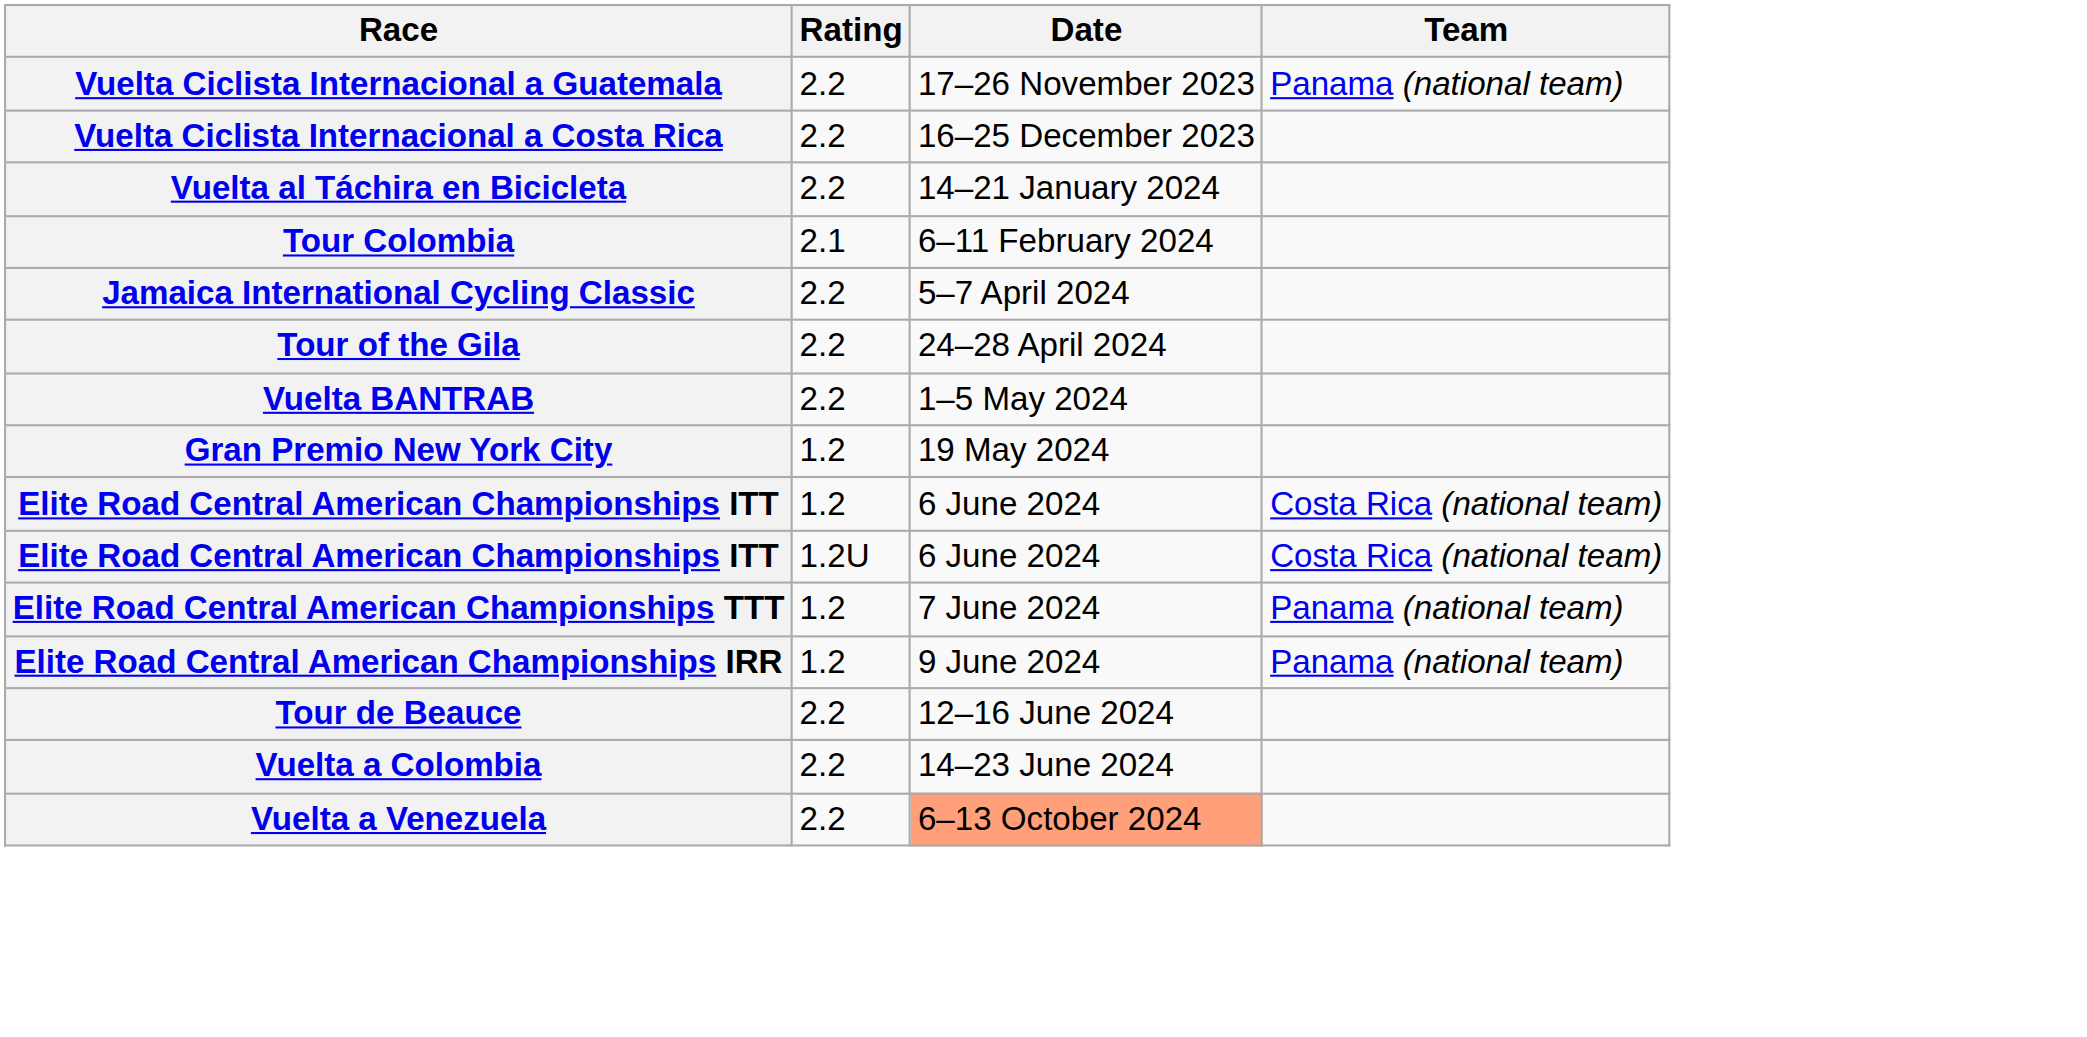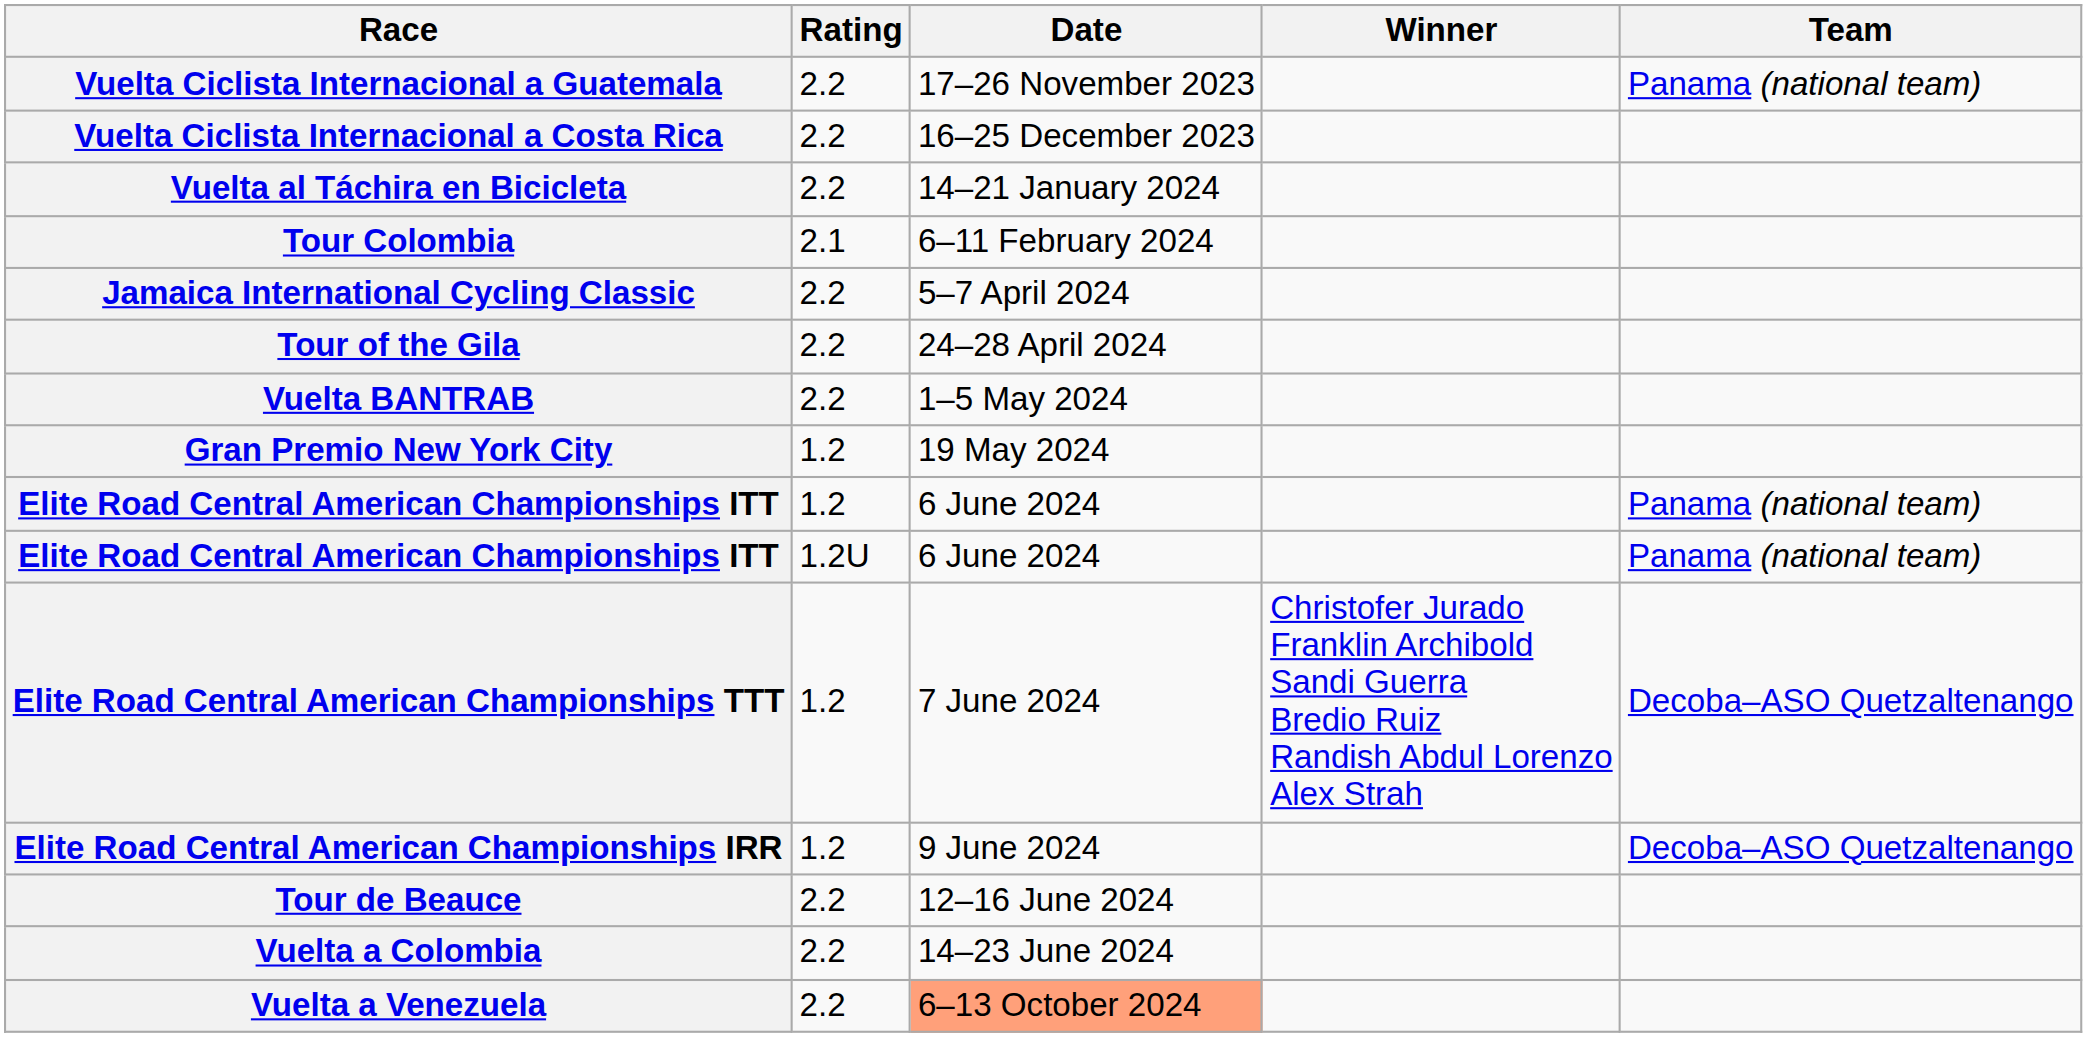+ column: (1441, 30)
(1466, 503) Costa Rica (national team) -> (1805, 503) Panama (national team)
(1466, 556) Costa Rica (national team) -> (1805, 556) Panama (national team)
(1447, 608) Panama (national team) -> (1851, 701) Decoba–ASO Quetzaltenango
(1447, 661) Panama (national team) -> (1851, 847) Decoba–ASO Quetzaltenango
